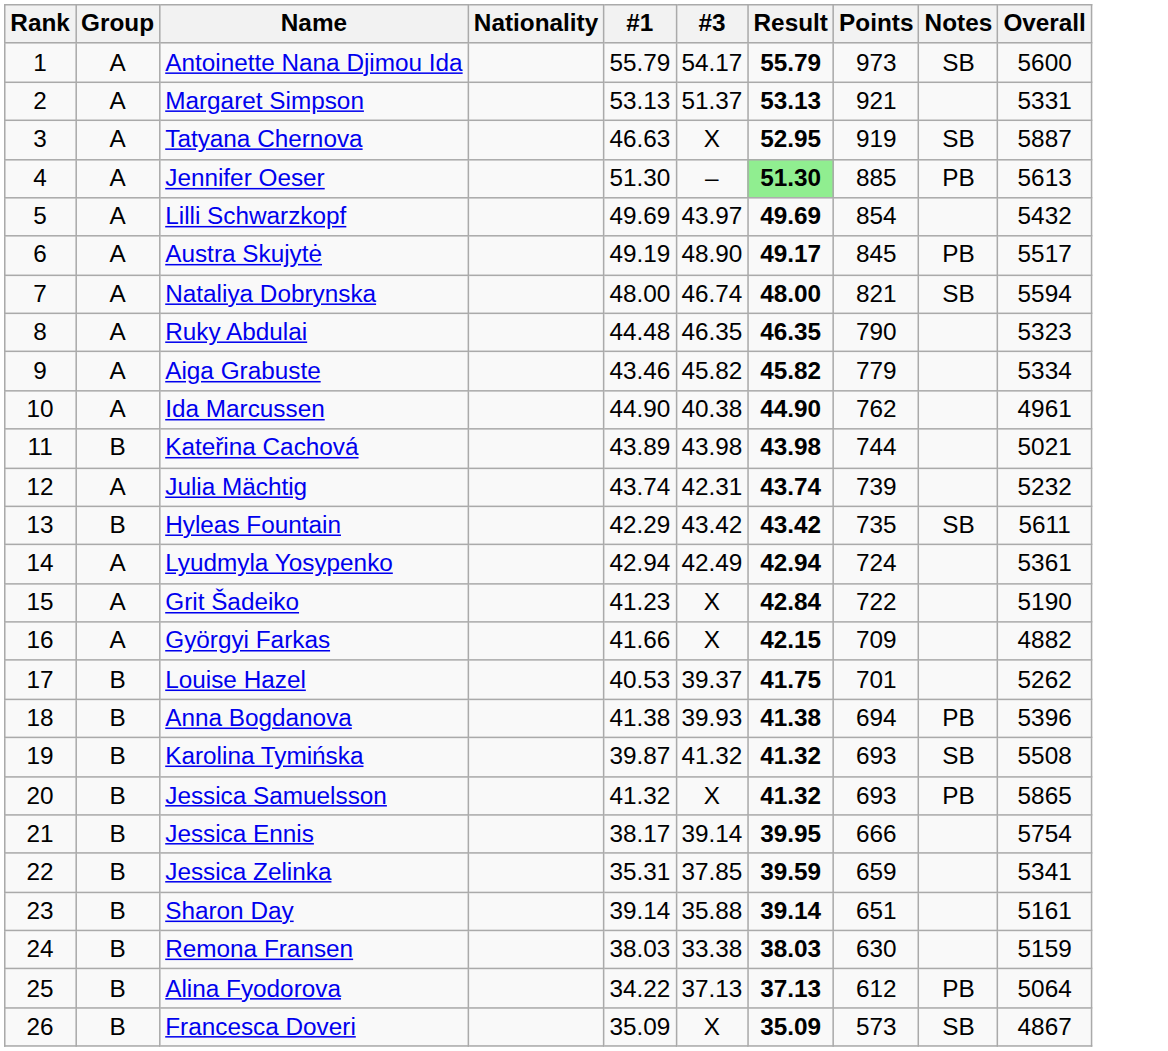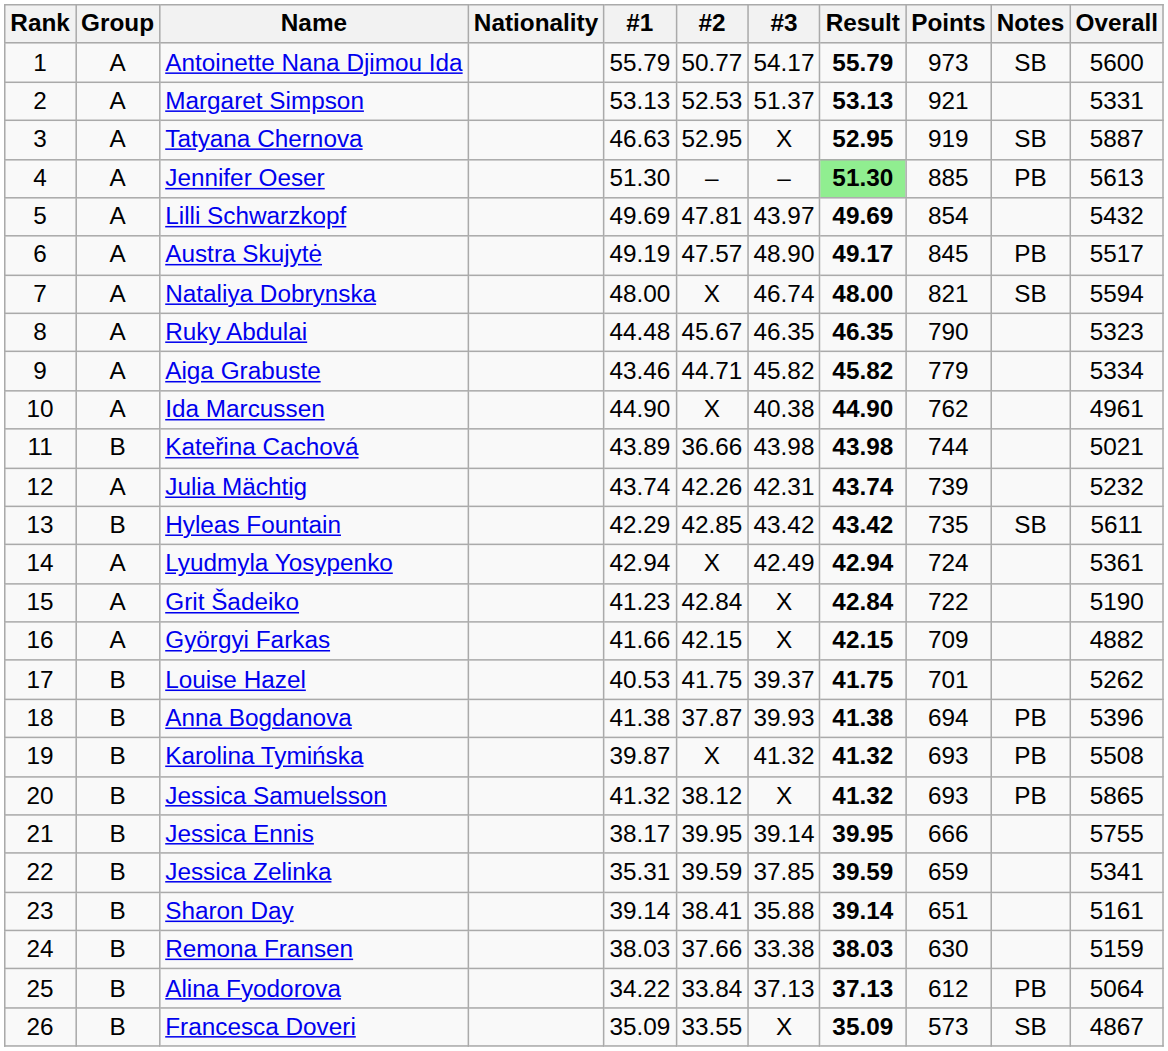+ column: (712, 23)
(958, 756) SB -> (1030, 756) PB
(1045, 833) 5754 -> (1117, 833) 5755
